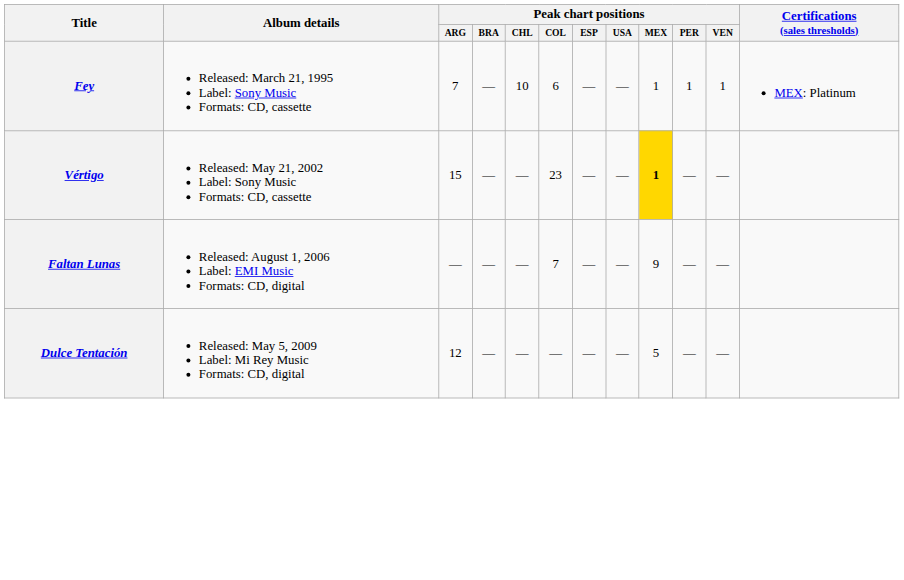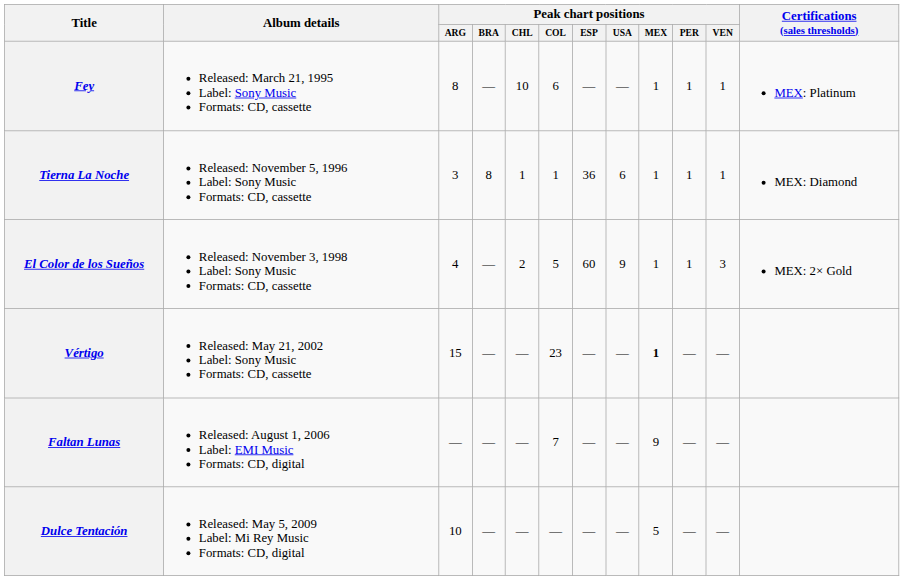(455, 85) 7 -> (455, 85) 8
+ row: (84, 175)
+ row: (84, 264)
(656, 175) gold background -> (656, 353) no background
(455, 353) 12 -> (455, 531) 10
